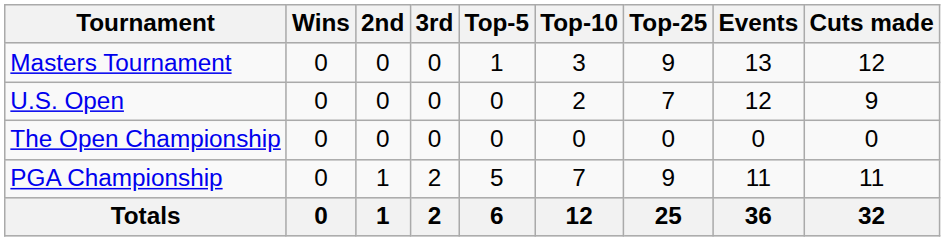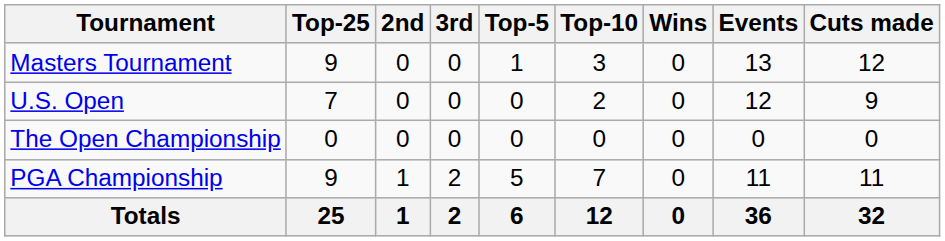columns swapped: (321, 23) <-> (668, 23)
